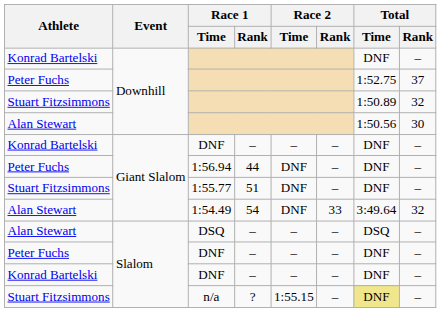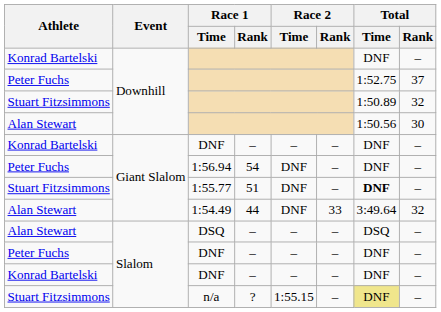(253, 166) 44 -> (253, 166) 54
(376, 188) normal -> (376, 188) bold
(253, 210) 54 -> (253, 210) 44
